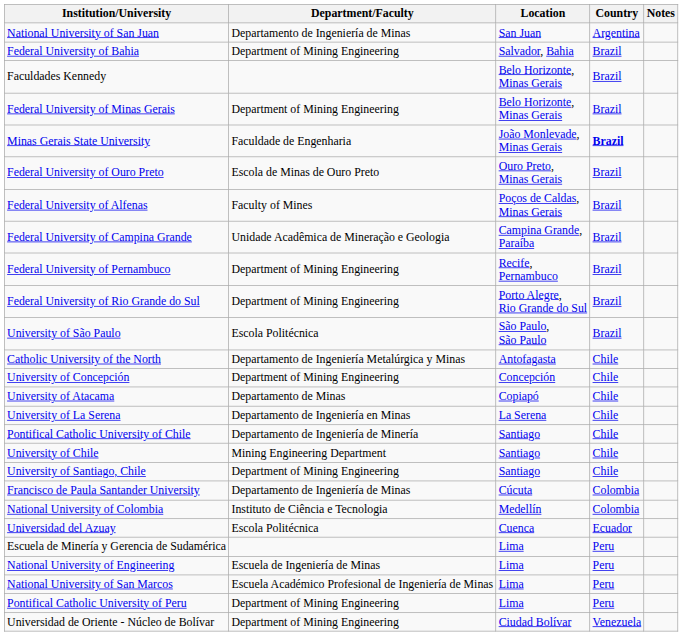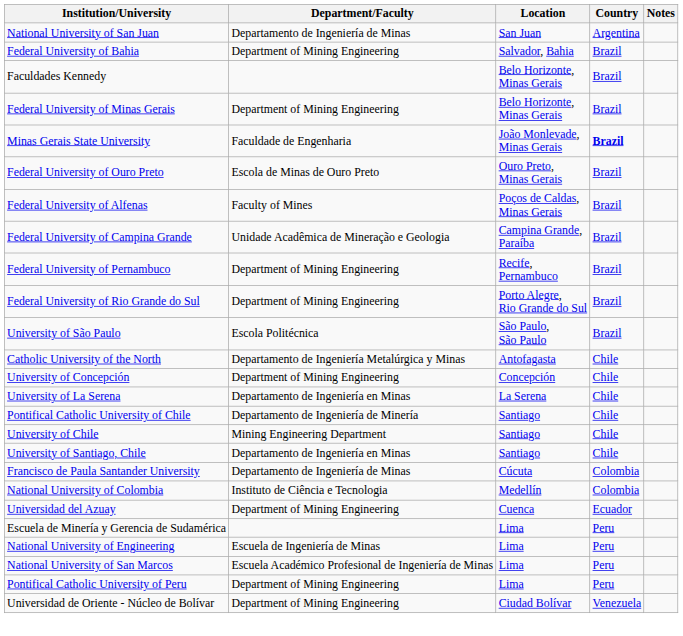- row: (61, 396)
(315, 471) Department of Mining Engineering -> (321, 452) Departamento de Ingeniería en Minas
(275, 528) Escola Politécnica -> (315, 509) Department of Mining Engineering
